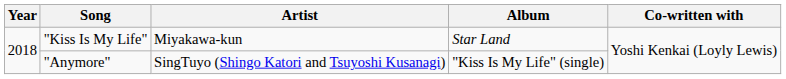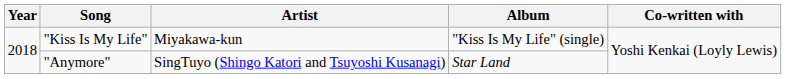(481, 39) Star Land -> (528, 39) "Kiss Is My Life" (single)
(528, 62) "Kiss Is My Life" (single) -> (481, 62) Star Land
